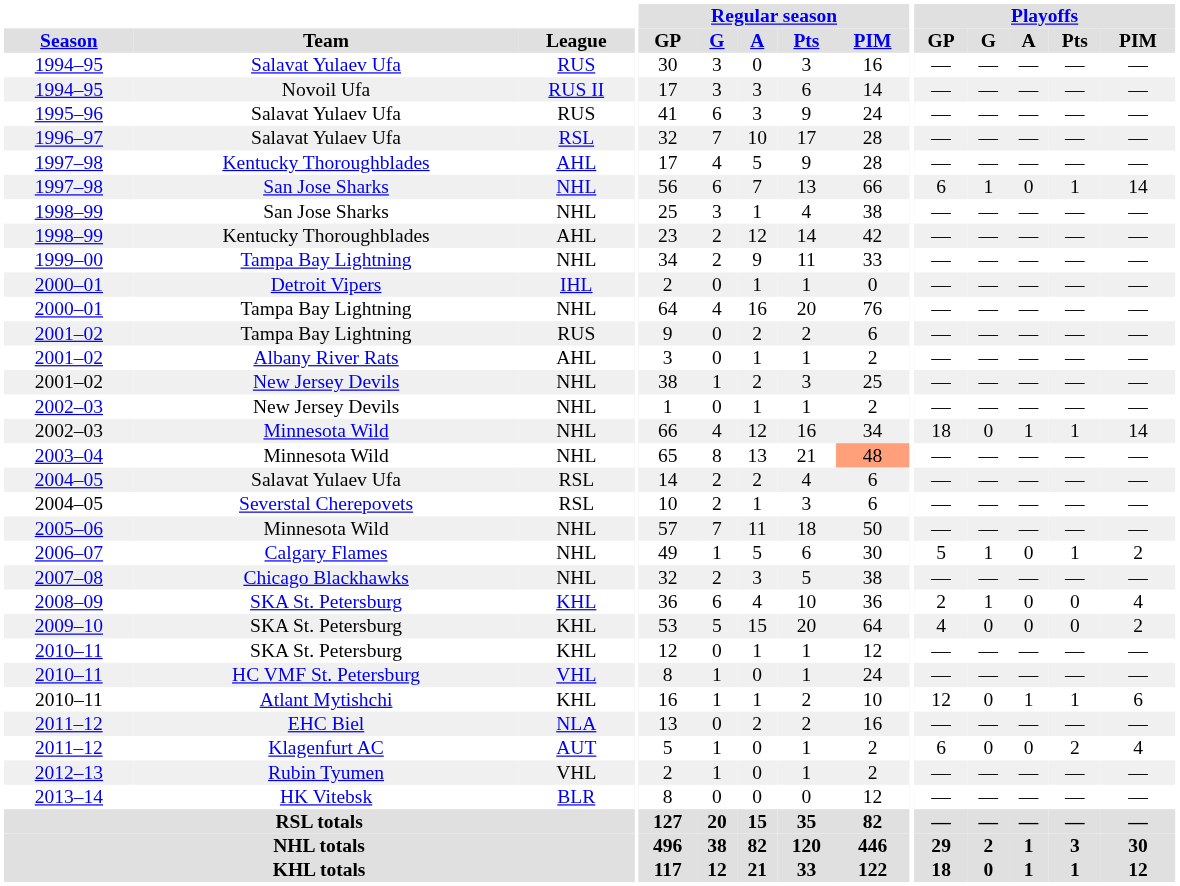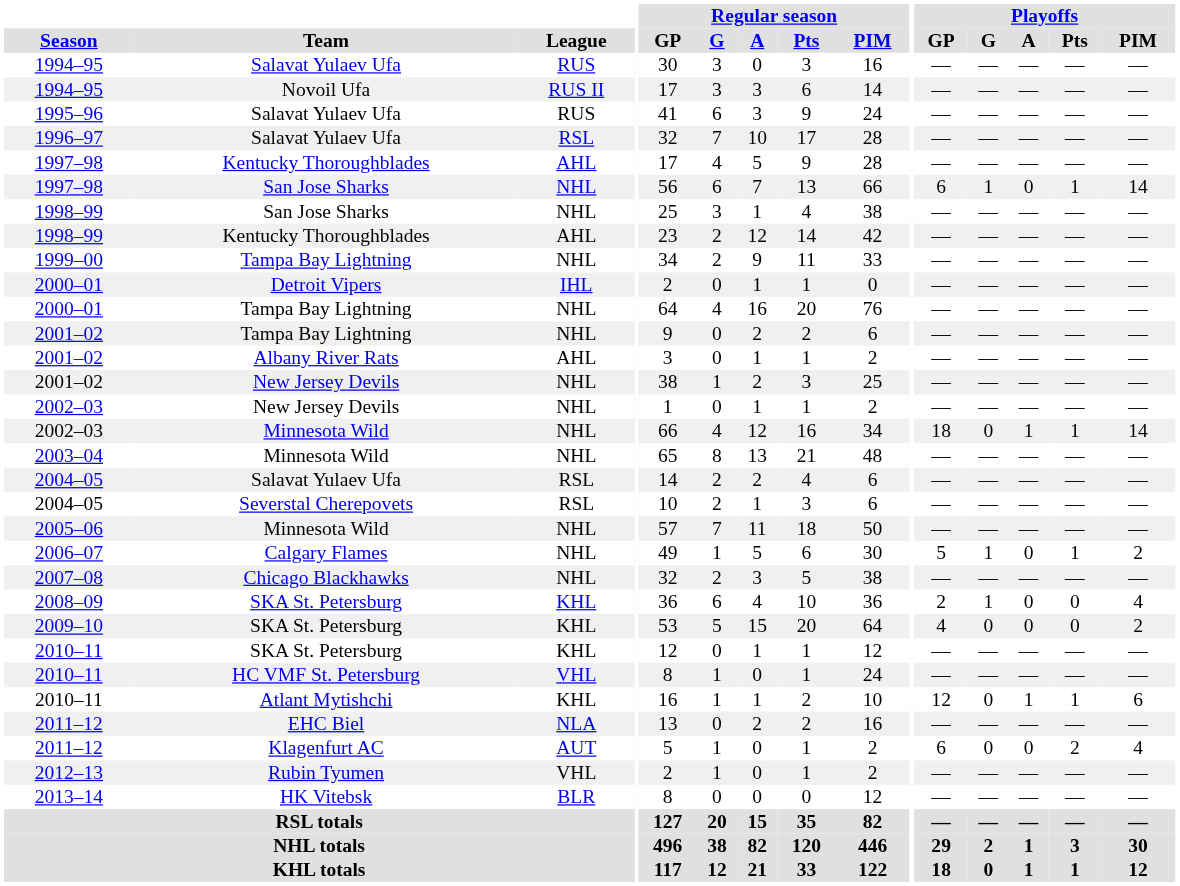(576, 333) RUS -> (576, 333) NHL
(873, 455) lightsalmon background -> (873, 455) no background
